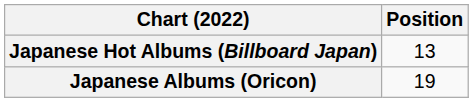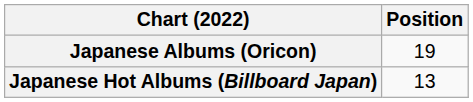rows swapped: (193, 81) <-> (193, 50)
